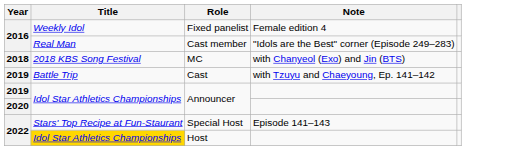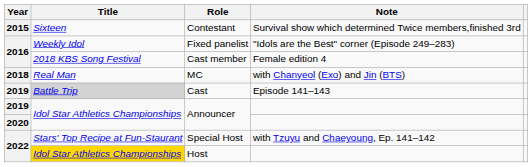+ row: (18, 28)
(290, 28) Female edition 4 -> (354, 43) "Idols are the Best" corner (Episode 249–283)
(54, 43) Real Man -> (87, 59) 2018 KBS Song Festival
(354, 43) "Idols are the Best" corner (Episode 249–283) -> (290, 59) Female edition 4
(87, 59) 2018 KBS Song Festival -> (54, 75) Real Man
(55, 75) no background -> (55, 91) lightgrey background
(344, 75) with Tzuyu and Chaeyoung, Ep. 141–142 -> (292, 91) Episode 141–143
(292, 122) Episode 141–143 -> (344, 138) with Tzuyu and Chaeyoung, Ep. 141–142
